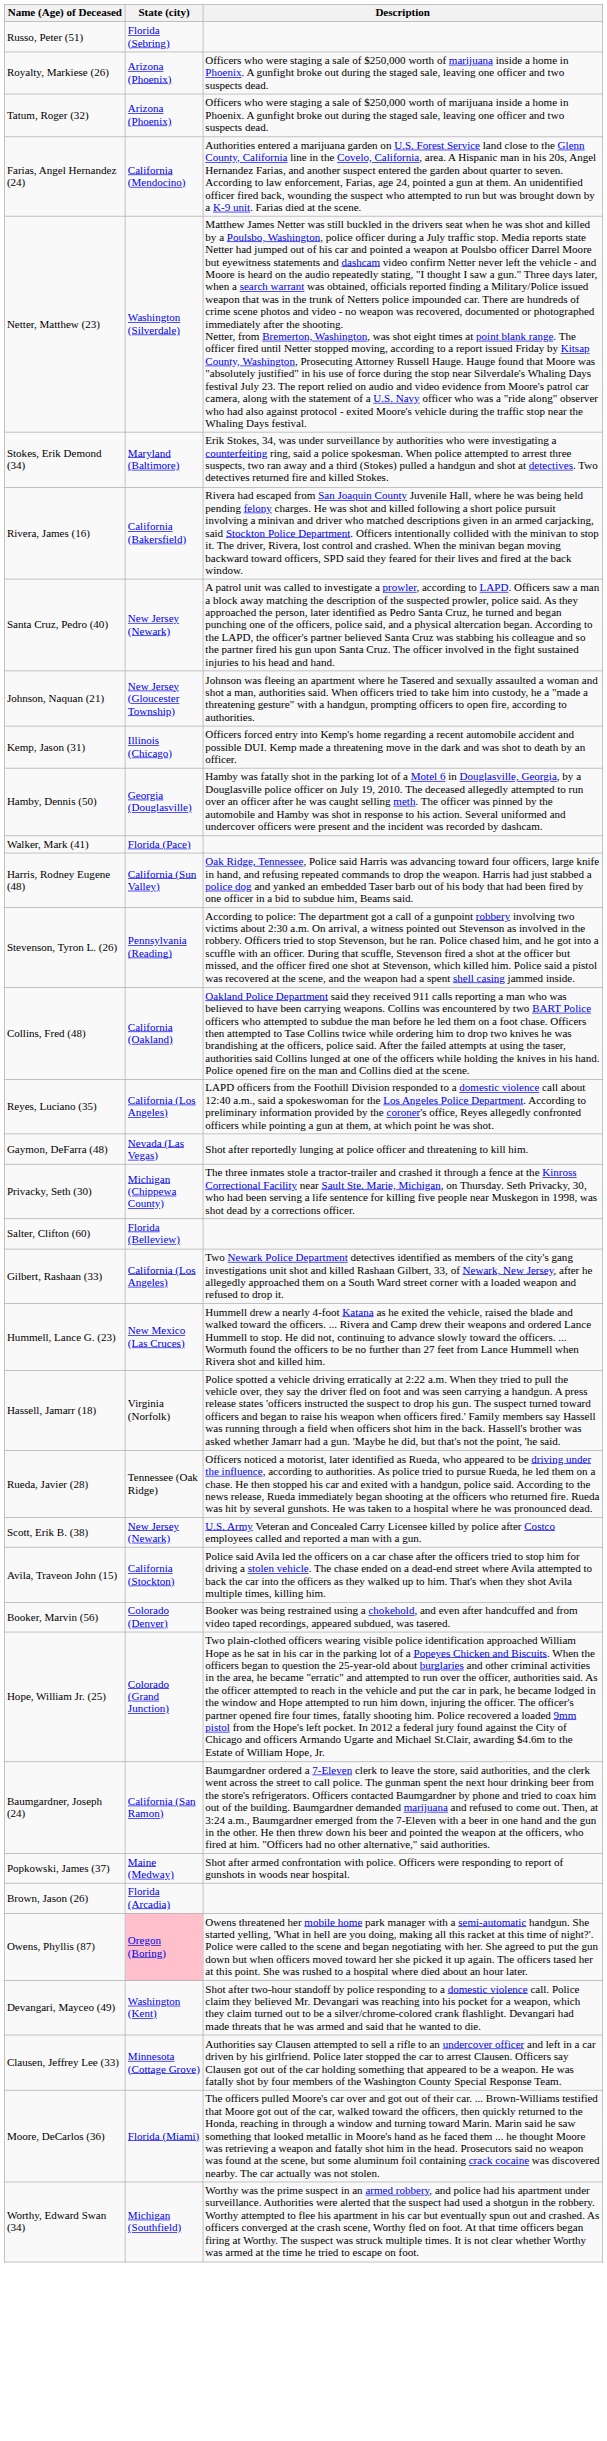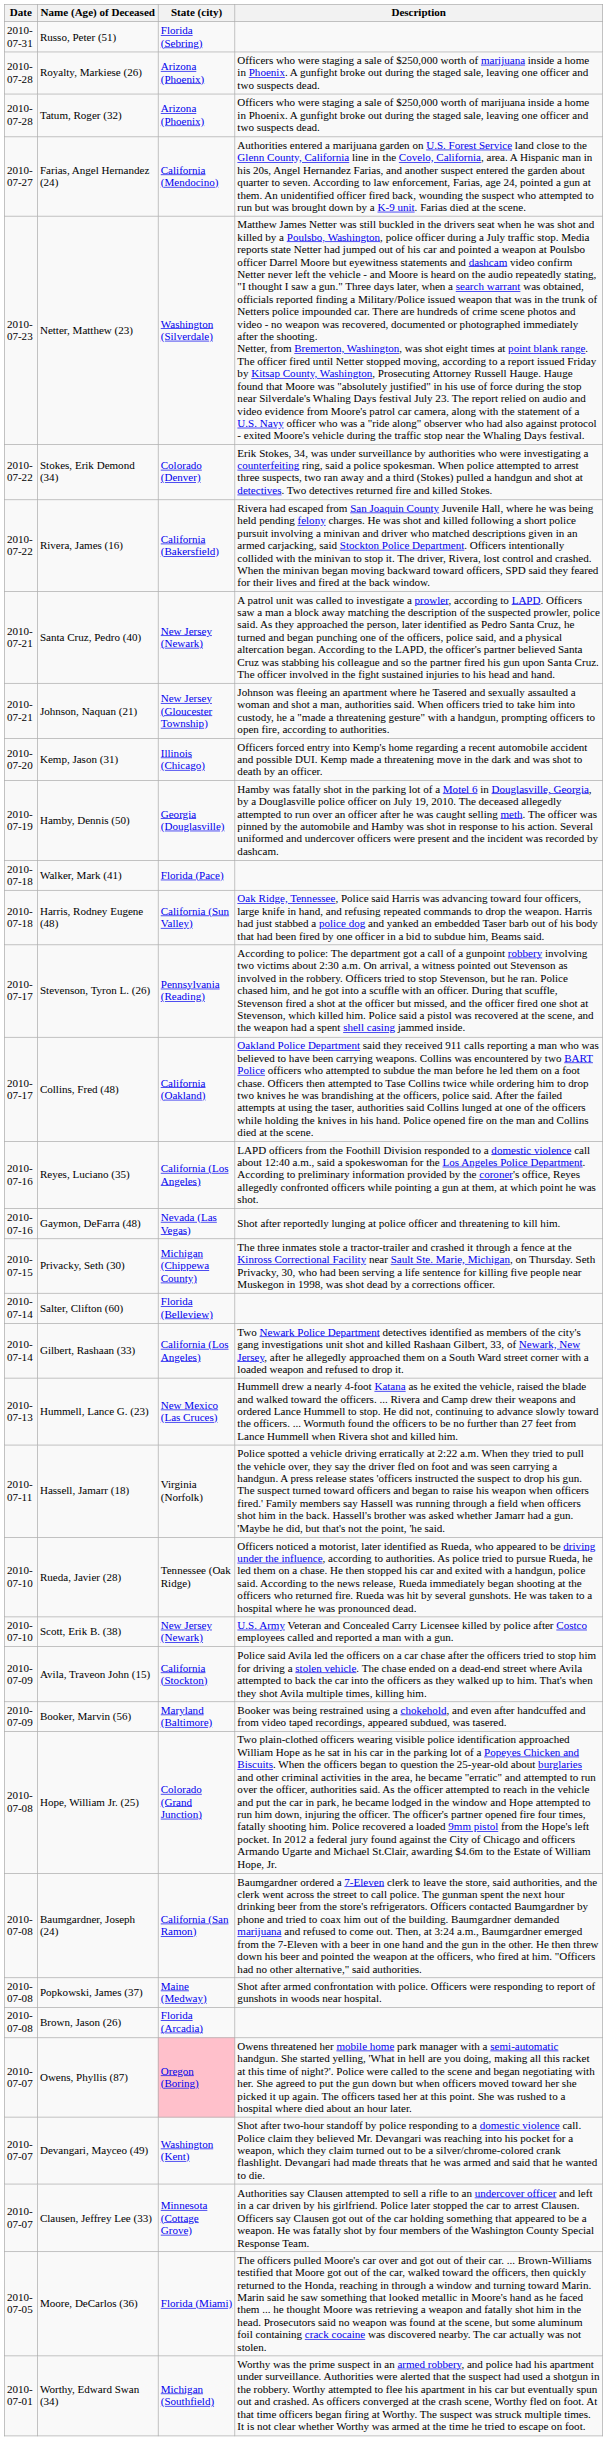+ column: (21, 13)
(154, 459) Maryland (Baltimore) -> (181, 472) Colorado (Denver)
(148, 1617) Colorado (Denver) -> (186, 1716) Maryland (Baltimore)
